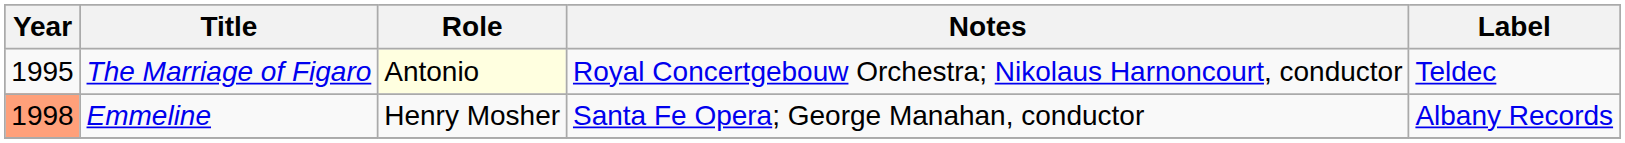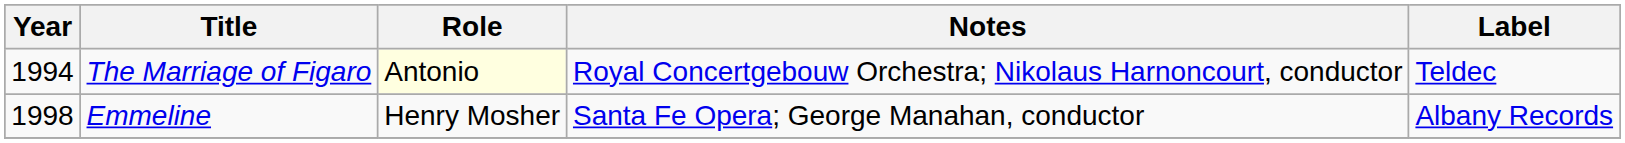(42, 71) 1995 -> (42, 71) 1994
(42, 115) lightsalmon background -> (42, 115) no background
